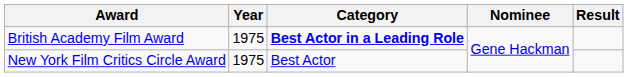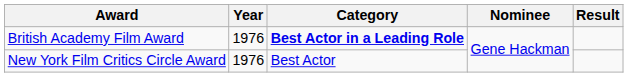(248, 38) 1975 -> (248, 38) 1976
(248, 60) 1975 -> (248, 60) 1976
